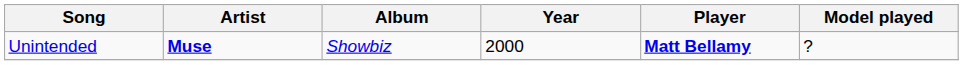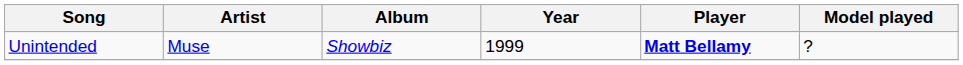(190, 45) bold -> (189, 45) normal
(505, 45) 2000 -> (505, 45) 1999
